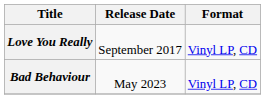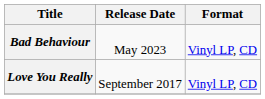rows swapped: (50, 42) <-> (50, 76)
